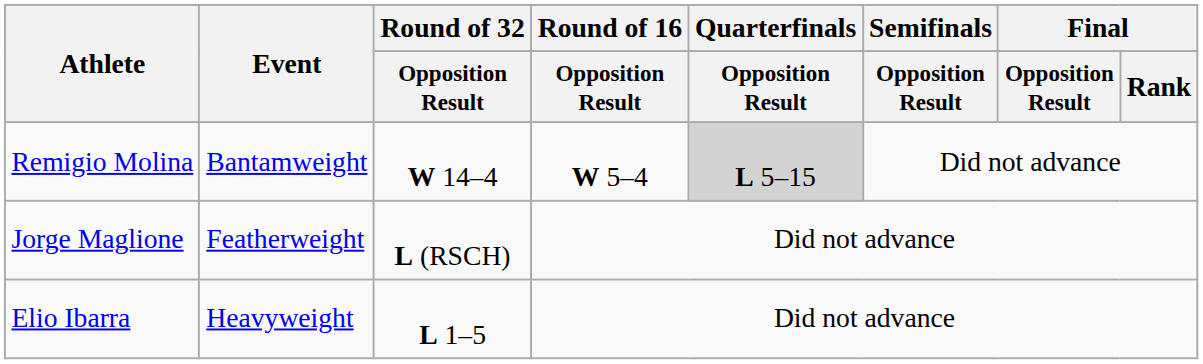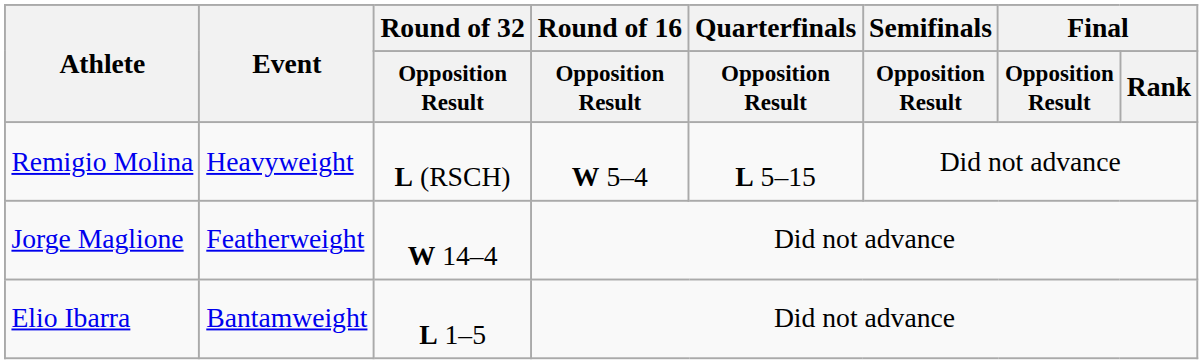(287, 161) Bantamweight -> (280, 161) Heavyweight
(453, 178) W 14–4 -> (453, 178) L (RSCH)
(776, 178) lightgrey background -> (776, 178) no background
(453, 256) L (RSCH) -> (453, 256) W 14–4
(280, 318) Heavyweight -> (287, 318) Bantamweight
